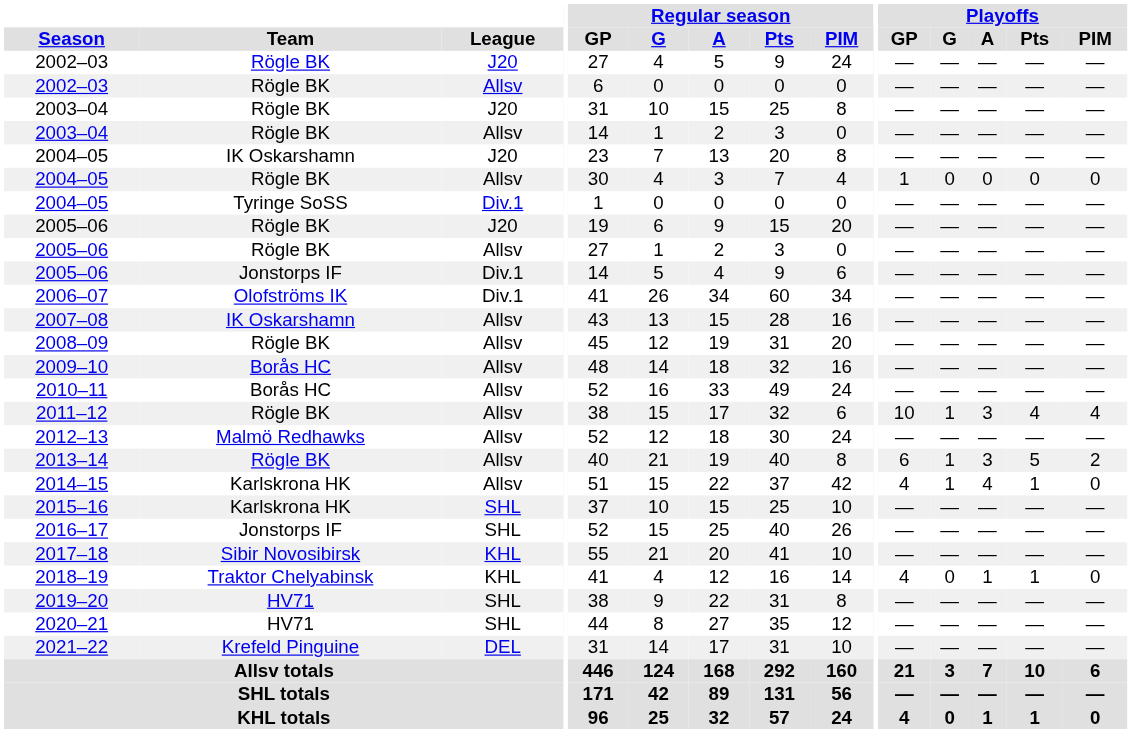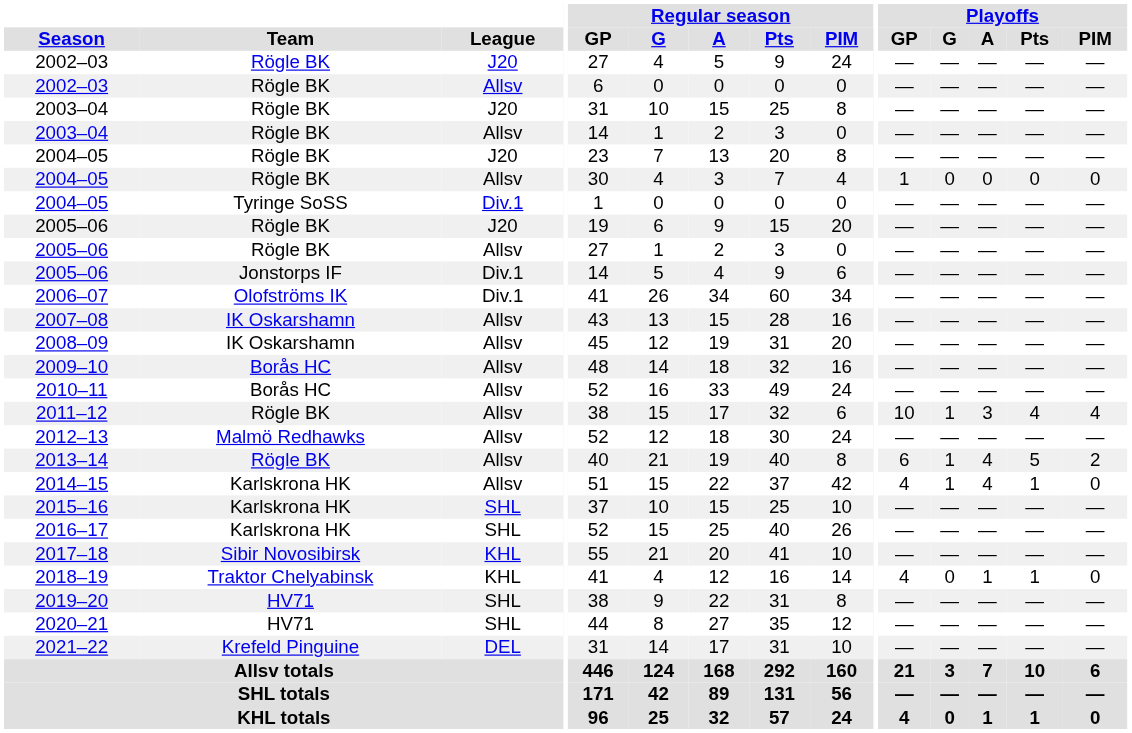(290, 156) IK Oskarshamn -> (290, 156) Rögle BK
(290, 343) Rögle BK -> (290, 343) IK Oskarshamn
(987, 460) 3 -> (987, 460) 4
(290, 530) Jonstorps IF -> (290, 530) Karlskrona HK
